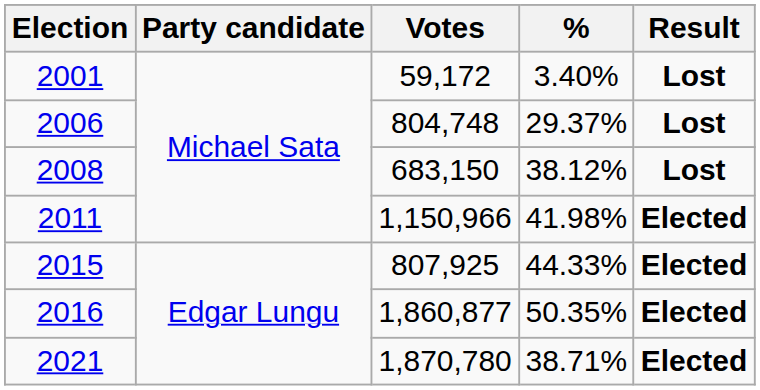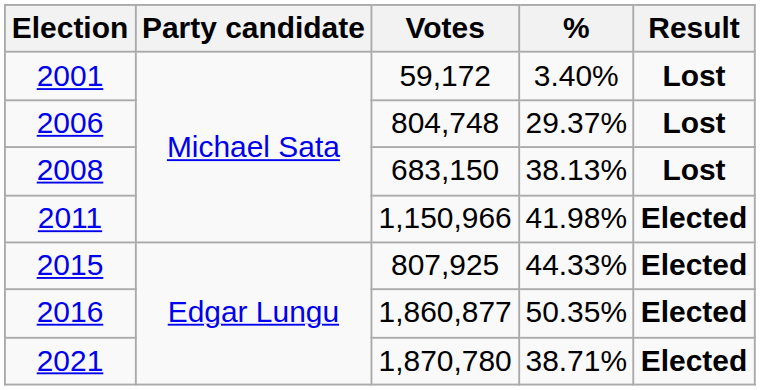(576, 170) 38.12% -> (576, 170) 38.13%
